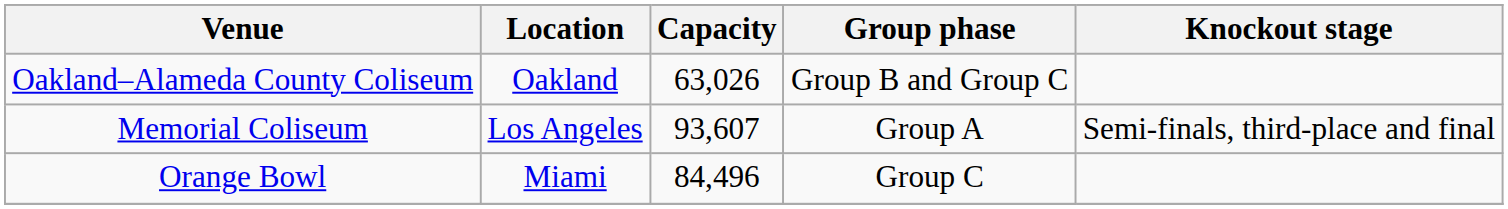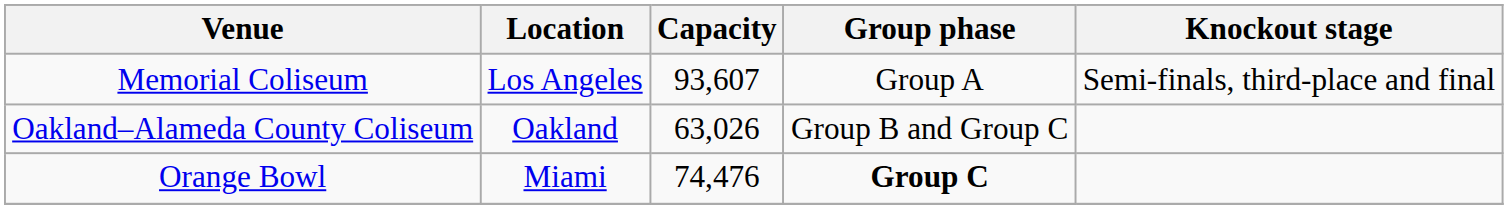rows swapped: (243, 78) <-> (243, 128)
(717, 177) 84,496 -> (717, 177) 74,476
(930, 177) normal -> (930, 177) bold
